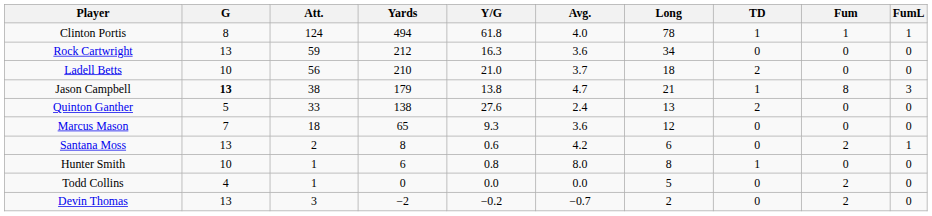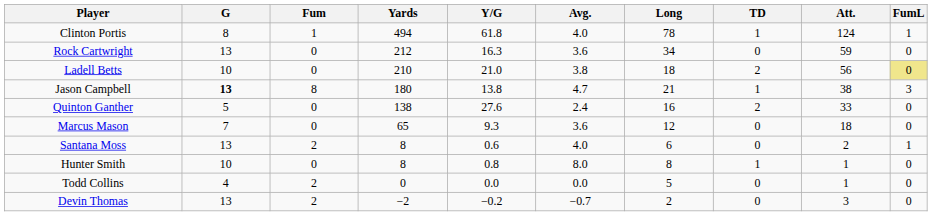columns swapped: (314, 13) <-> (846, 13)
(580, 70) 3.7 -> (580, 70) 3.8
(909, 70) no background -> (909, 70) khaki background
(403, 88) 179 -> (403, 88) 180
(669, 107) 13 -> (669, 107) 16
(580, 145) 4.2 -> (580, 145) 4.0
(403, 164) 6 -> (403, 164) 8
